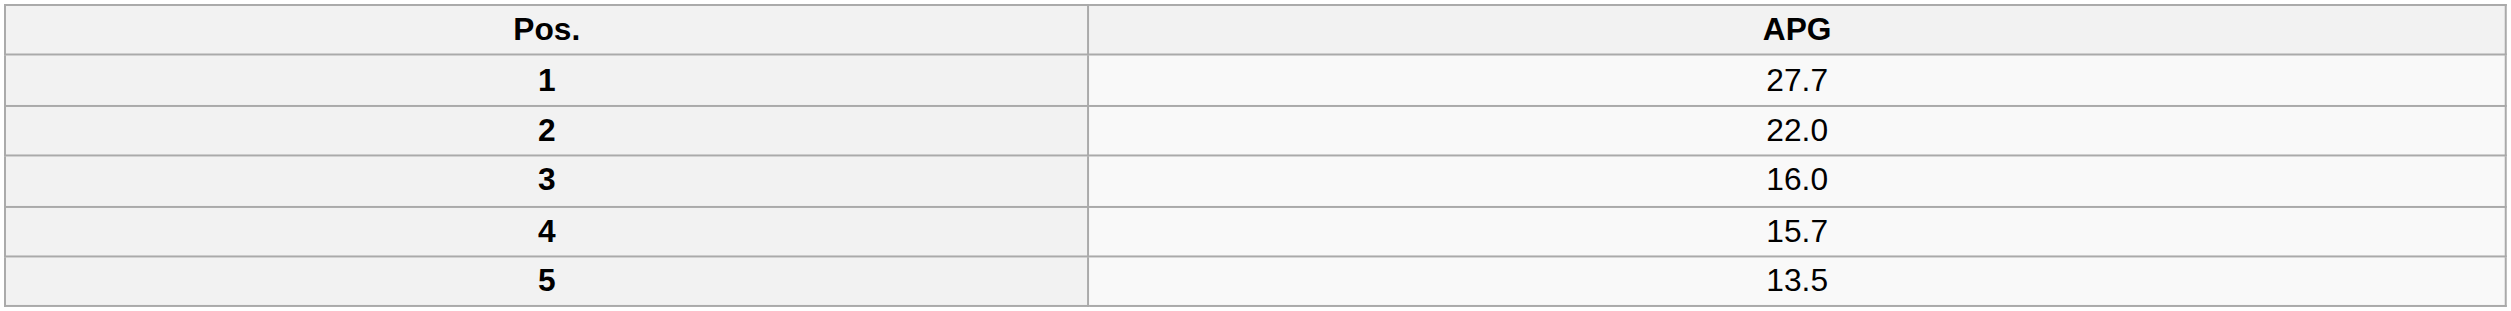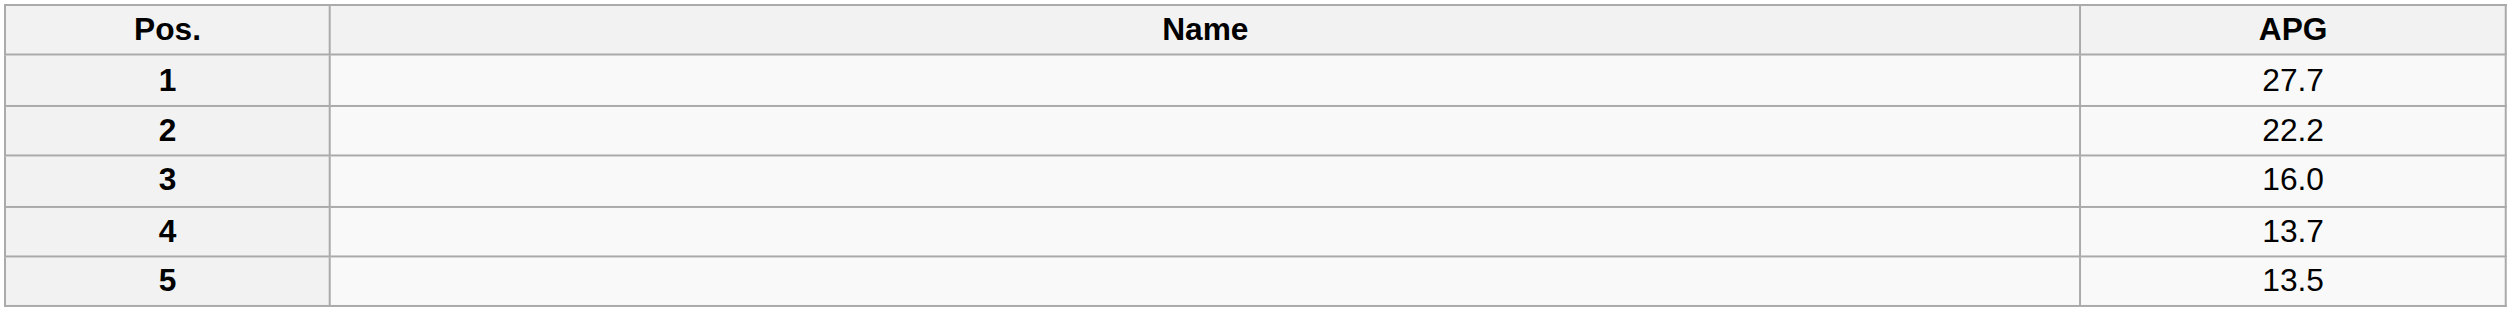+ column: (1205, 29)
(1797, 130) 22.0 -> (2293, 130) 22.2
(1797, 230) 15.7 -> (2293, 230) 13.7
